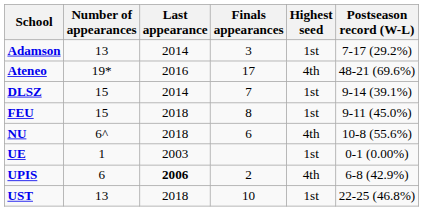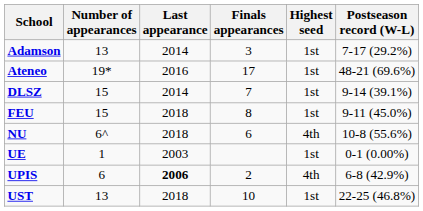(311, 71) 4th -> (311, 71) 1st
